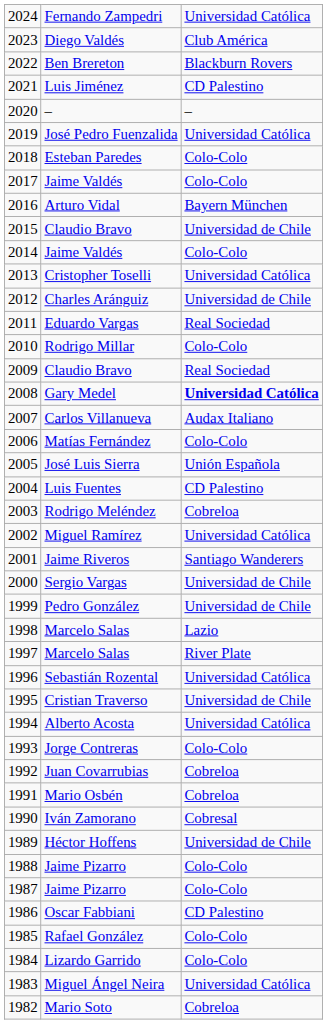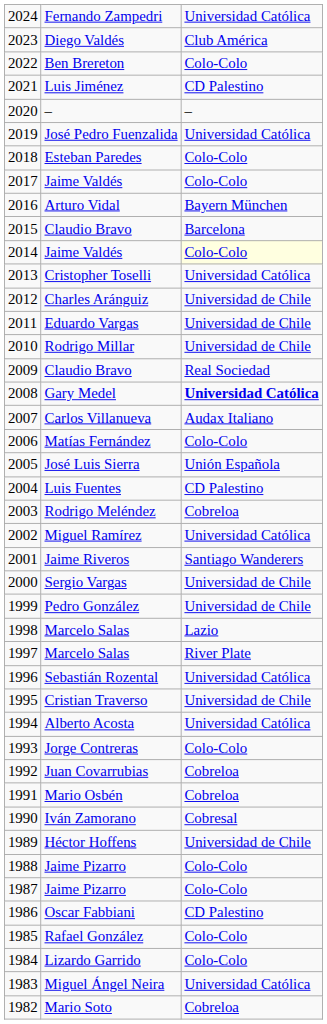(238, 63) Blackburn Rovers -> (216, 63) Colo-Colo
(248, 228) Universidad de Chile -> (215, 228) Barcelona
(216, 252) no background -> (216, 252) lightyellow background
(227, 323) Real Sociedad -> (248, 323) Universidad de Chile
(216, 346) Colo-Colo -> (248, 346) Universidad de Chile
